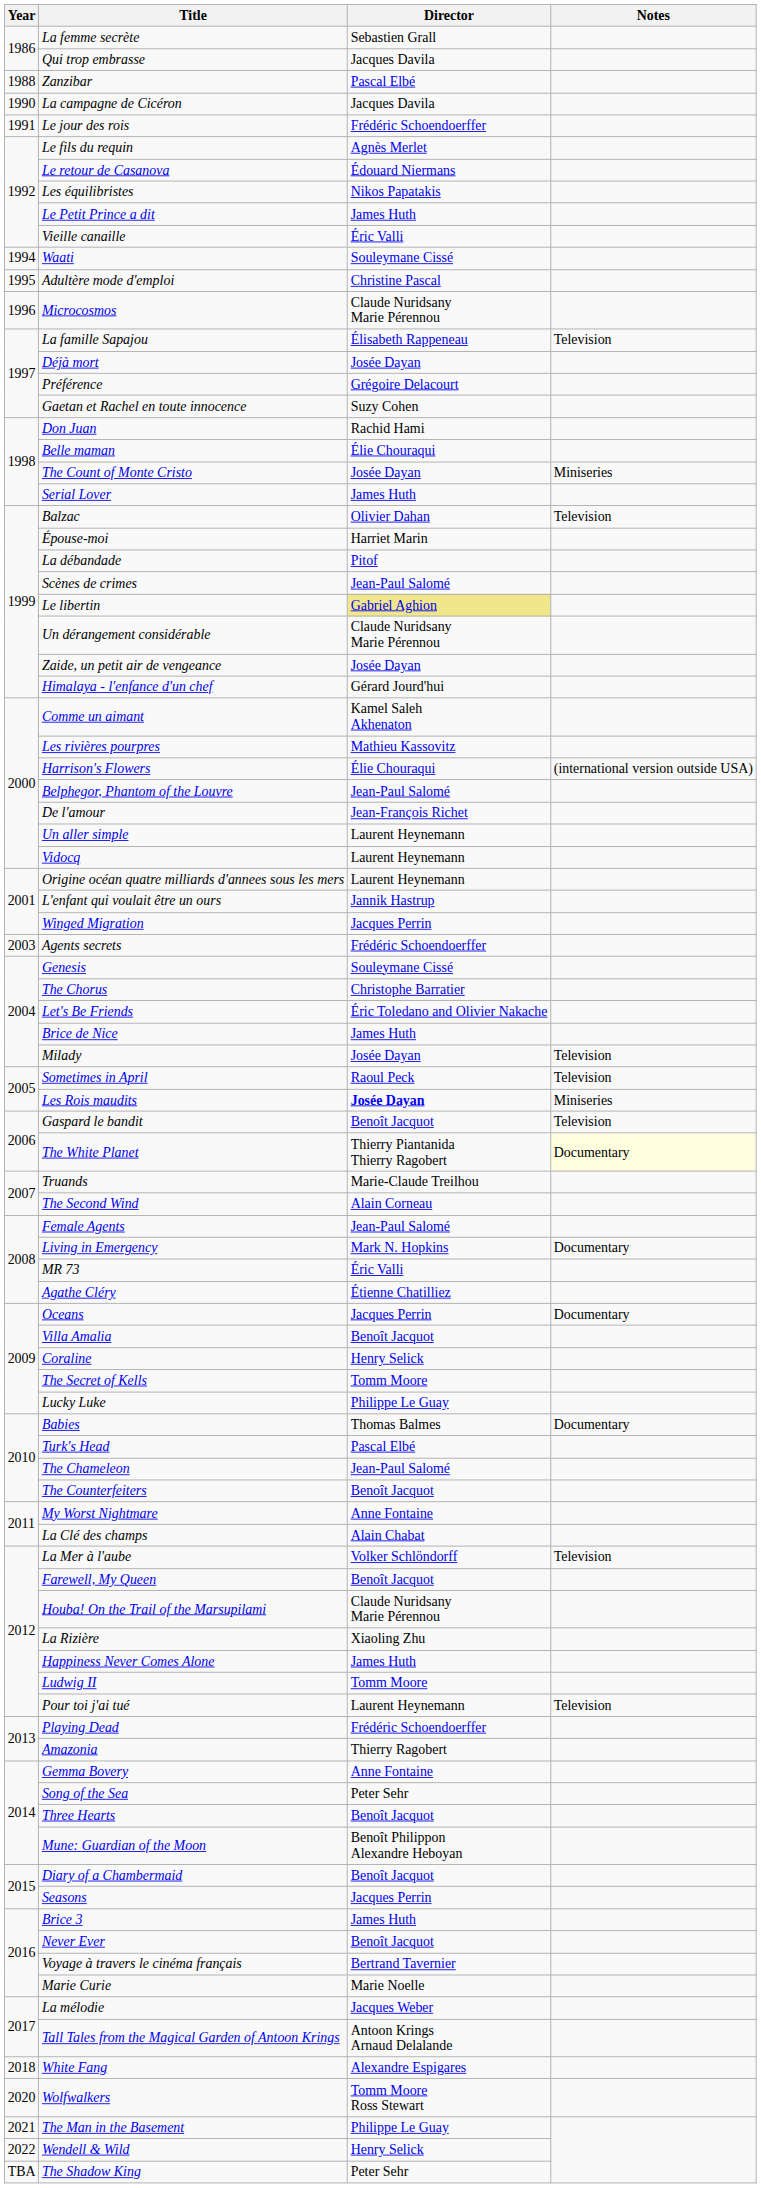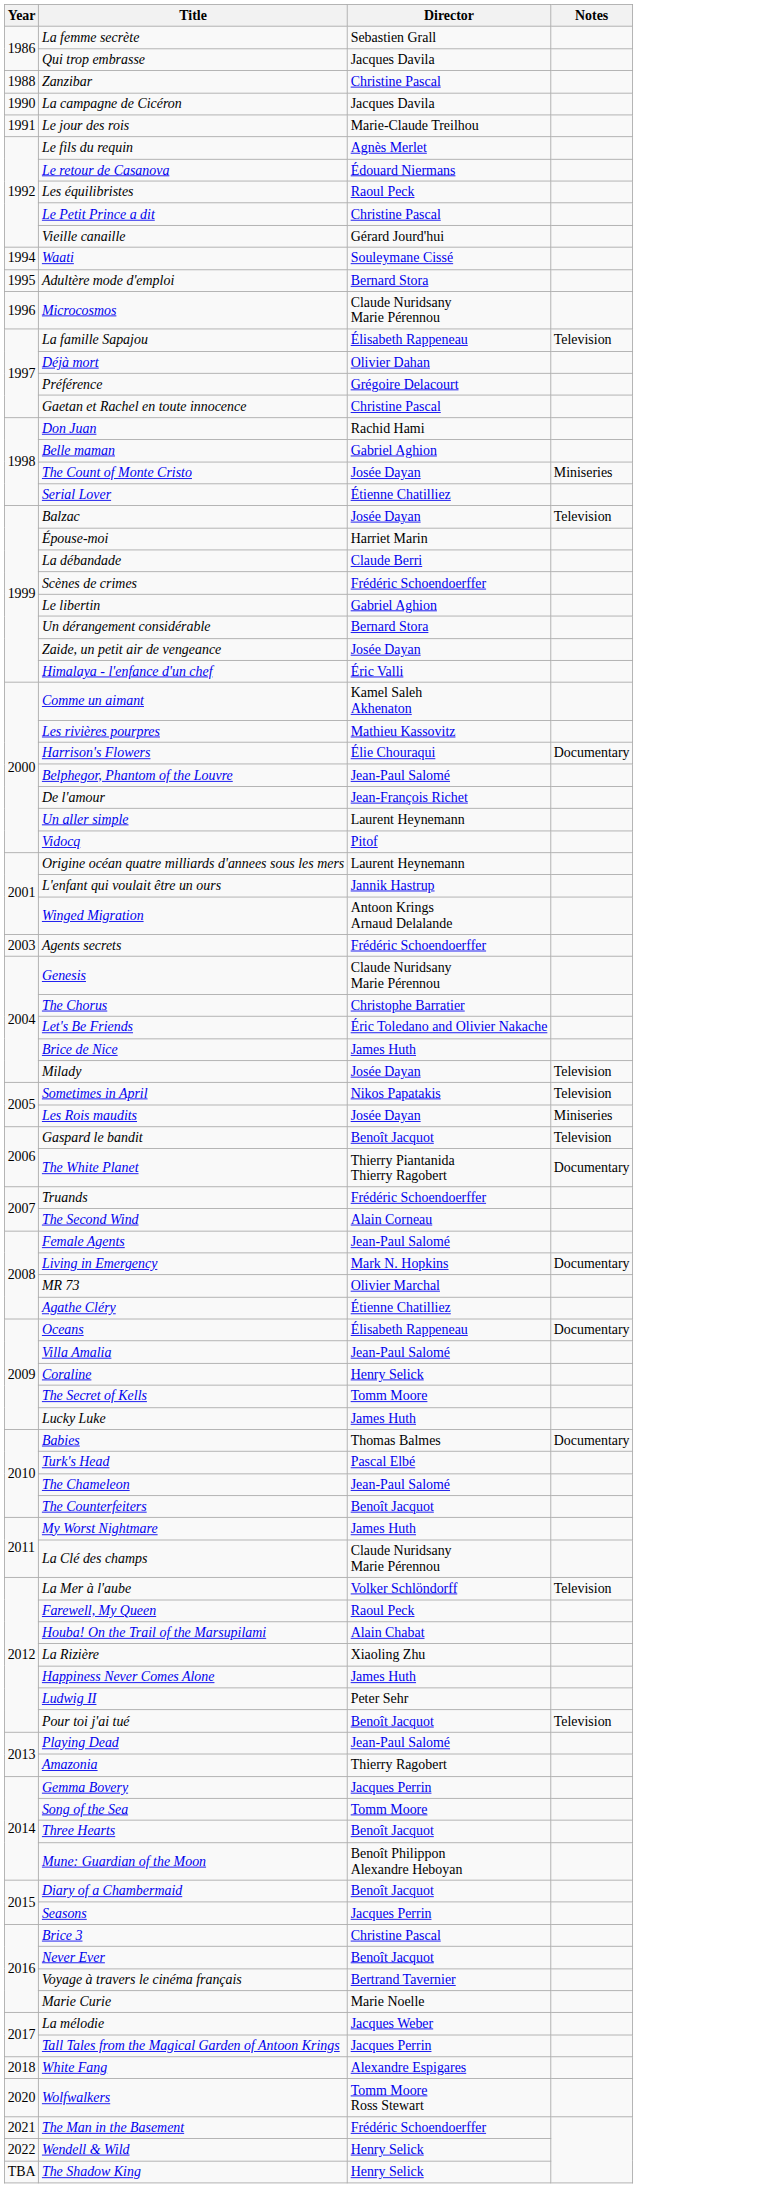(383, 81) Pascal Elbé -> (396, 81) Christine Pascal
(418, 125) Frédéric Schoendoerffer -> (415, 125) Marie-Claude Treilhou
(396, 192) Nikos Papatakis -> (383, 192) Raoul Peck
(383, 214) James Huth -> (396, 214) Christine Pascal
(377, 236) Éric Valli -> (397, 236) Gérard Jourd'hui
(396, 280) Christine Pascal -> (390, 280) Bernard Stora
(386, 362) Josée Dayan -> (390, 362) Olivier Dahan
(385, 406) Suzy Cohen -> (396, 406) Christine Pascal
(393, 450) Élie Chouraqui -> (394, 450) Gabriel Aghion
(383, 494) James Huth -> (401, 494) Étienne Chatilliez
(390, 516) Olivier Dahan -> (386, 516) Josée Dayan
(364, 561) Pitof -> (386, 561) Claude Berri
(400, 583) Jean-Paul Salomé -> (418, 583) Frédéric Schoendoerffer
(394, 605) khaki background -> (394, 605) no background
(401, 635) Claude Nuridsany Marie Pérennou -> (390, 627) Bernard Stora
(397, 687) Gérard Jourd'hui -> (377, 671) Éric Valli
(653, 768) (international version outside USA) -> (592, 753) Documentary
(408, 857) Laurent Heynemann -> (364, 841) Pitof
(391, 923) Jacques Perrin -> (402, 915) Antoon Krings Arnaud Delalande
(402, 967) Souleymane Cissé -> (401, 975) Claude Nuridsany Marie Pérennou
(383, 1078) Raoul Peck -> (396, 1093) Nikos Papatakis
(388, 1100) bold -> (386, 1115) normal
(592, 1152) lightyellow background -> (592, 1167) no background
(415, 1181) Marie-Claude Treilhou -> (418, 1197) Frédéric Schoendoerffer
(377, 1270) Éric Valli -> (395, 1285) Olivier Marchal
(391, 1314) Jacques Perrin -> (409, 1330) Élisabeth Rappeneau
(392, 1336) Benoît Jacquot -> (400, 1352) Jean-Paul Salomé
(400, 1402) Philippe Le Guay -> (383, 1418) James Huth
(392, 1513) Anne Fontaine -> (383, 1528) James Huth
(388, 1535) Alain Chabat -> (401, 1558) Claude Nuridsany Marie Pérennou
(392, 1579) Benoît Jacquot -> (383, 1610) Raoul Peck
(401, 1609) Claude Nuridsany Marie Pérennou -> (388, 1632) Alain Chabat
(389, 1683) Tomm Moore -> (379, 1698) Peter Sehr
(408, 1705) Laurent Heynemann -> (392, 1721) Benoît Jacquot
(418, 1727) Frédéric Schoendoerffer -> (400, 1743) Jean-Paul Salomé
(392, 1771) Anne Fontaine -> (391, 1787) Jacques Perrin
(379, 1793) Peter Sehr -> (389, 1809) Tomm Moore
(383, 1919) James Huth -> (396, 1935) Christine Pascal
(402, 2037) Antoon Krings Arnaud Delalande -> (391, 2045) Jacques Perrin
(400, 2127) Philippe Le Guay -> (418, 2127) Frédéric Schoendoerffer
(379, 2171) Peter Sehr -> (387, 2171) Henry Selick
